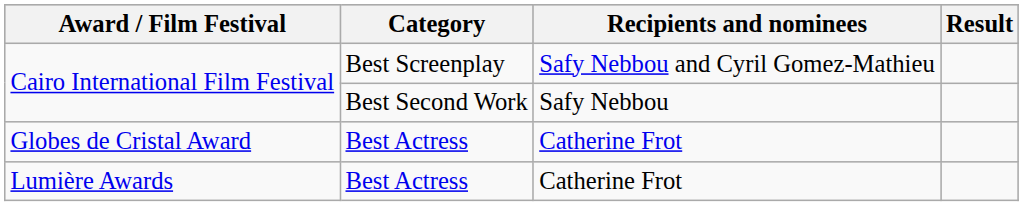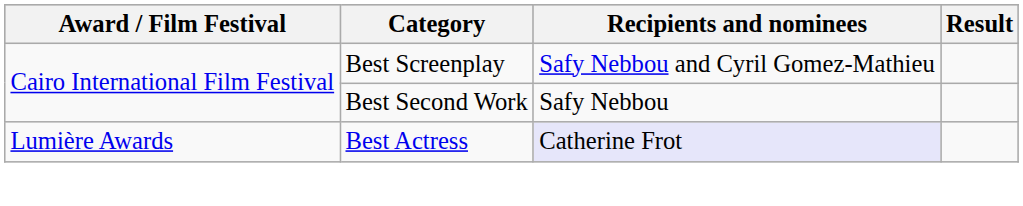- row: (131, 141)
(611, 180) no background -> (611, 141) lavender background
